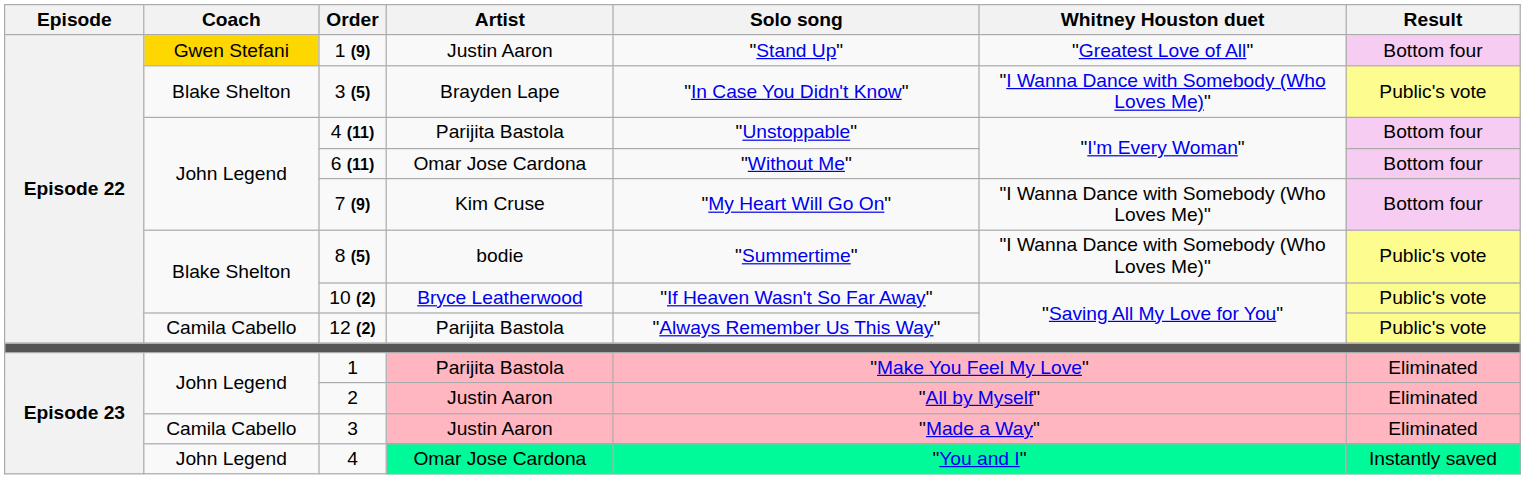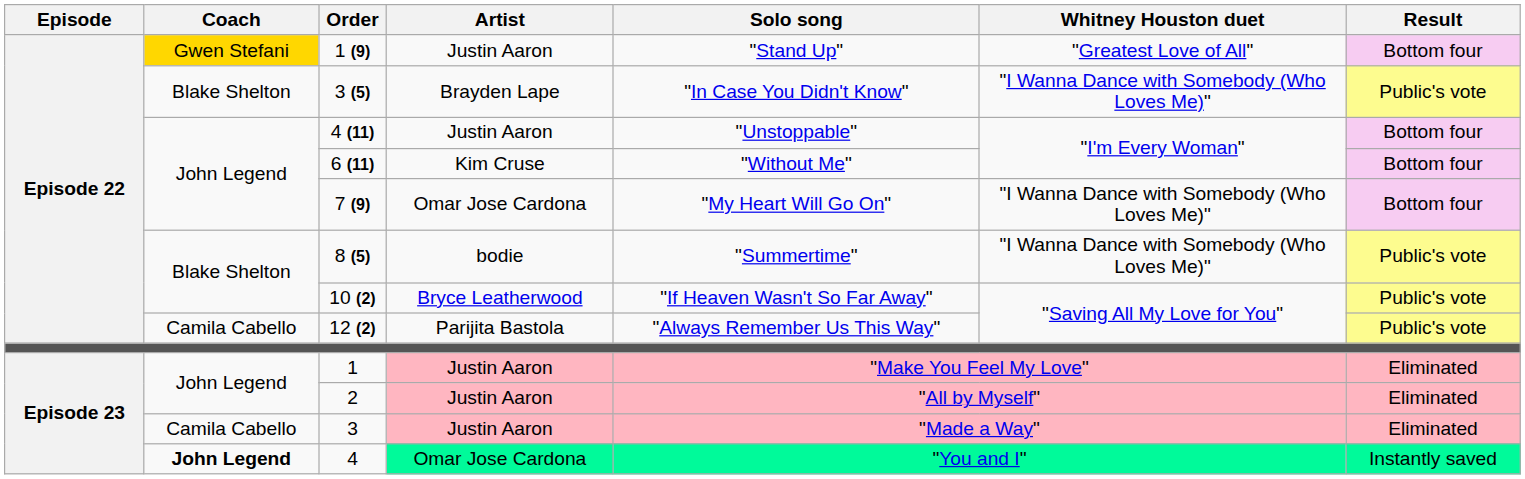(500, 132) Parijita Bastola -> (500, 132) Justin Aaron
(500, 163) Omar Jose Cardona -> (500, 163) Kim Cruse
(500, 204) Kim Cruse -> (500, 204) Omar Jose Cardona
(500, 367) Parijita Bastola -> (500, 367) Justin Aaron
(231, 458) normal -> (231, 458) bold
